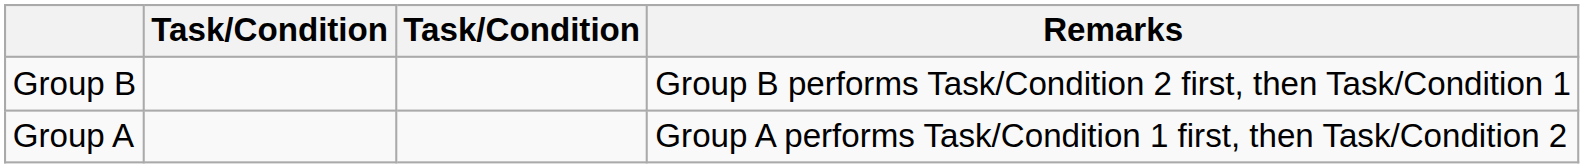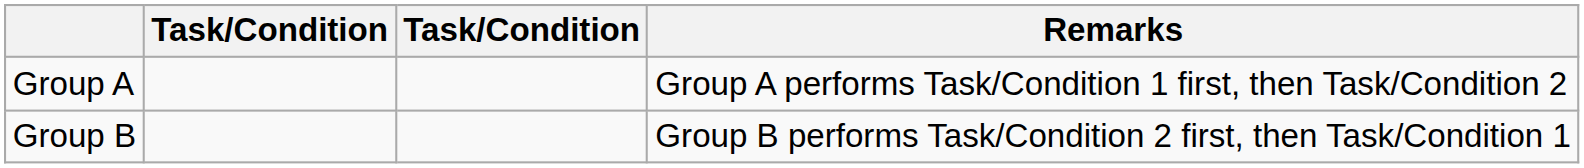rows swapped: (73, 135) <-> (74, 83)
